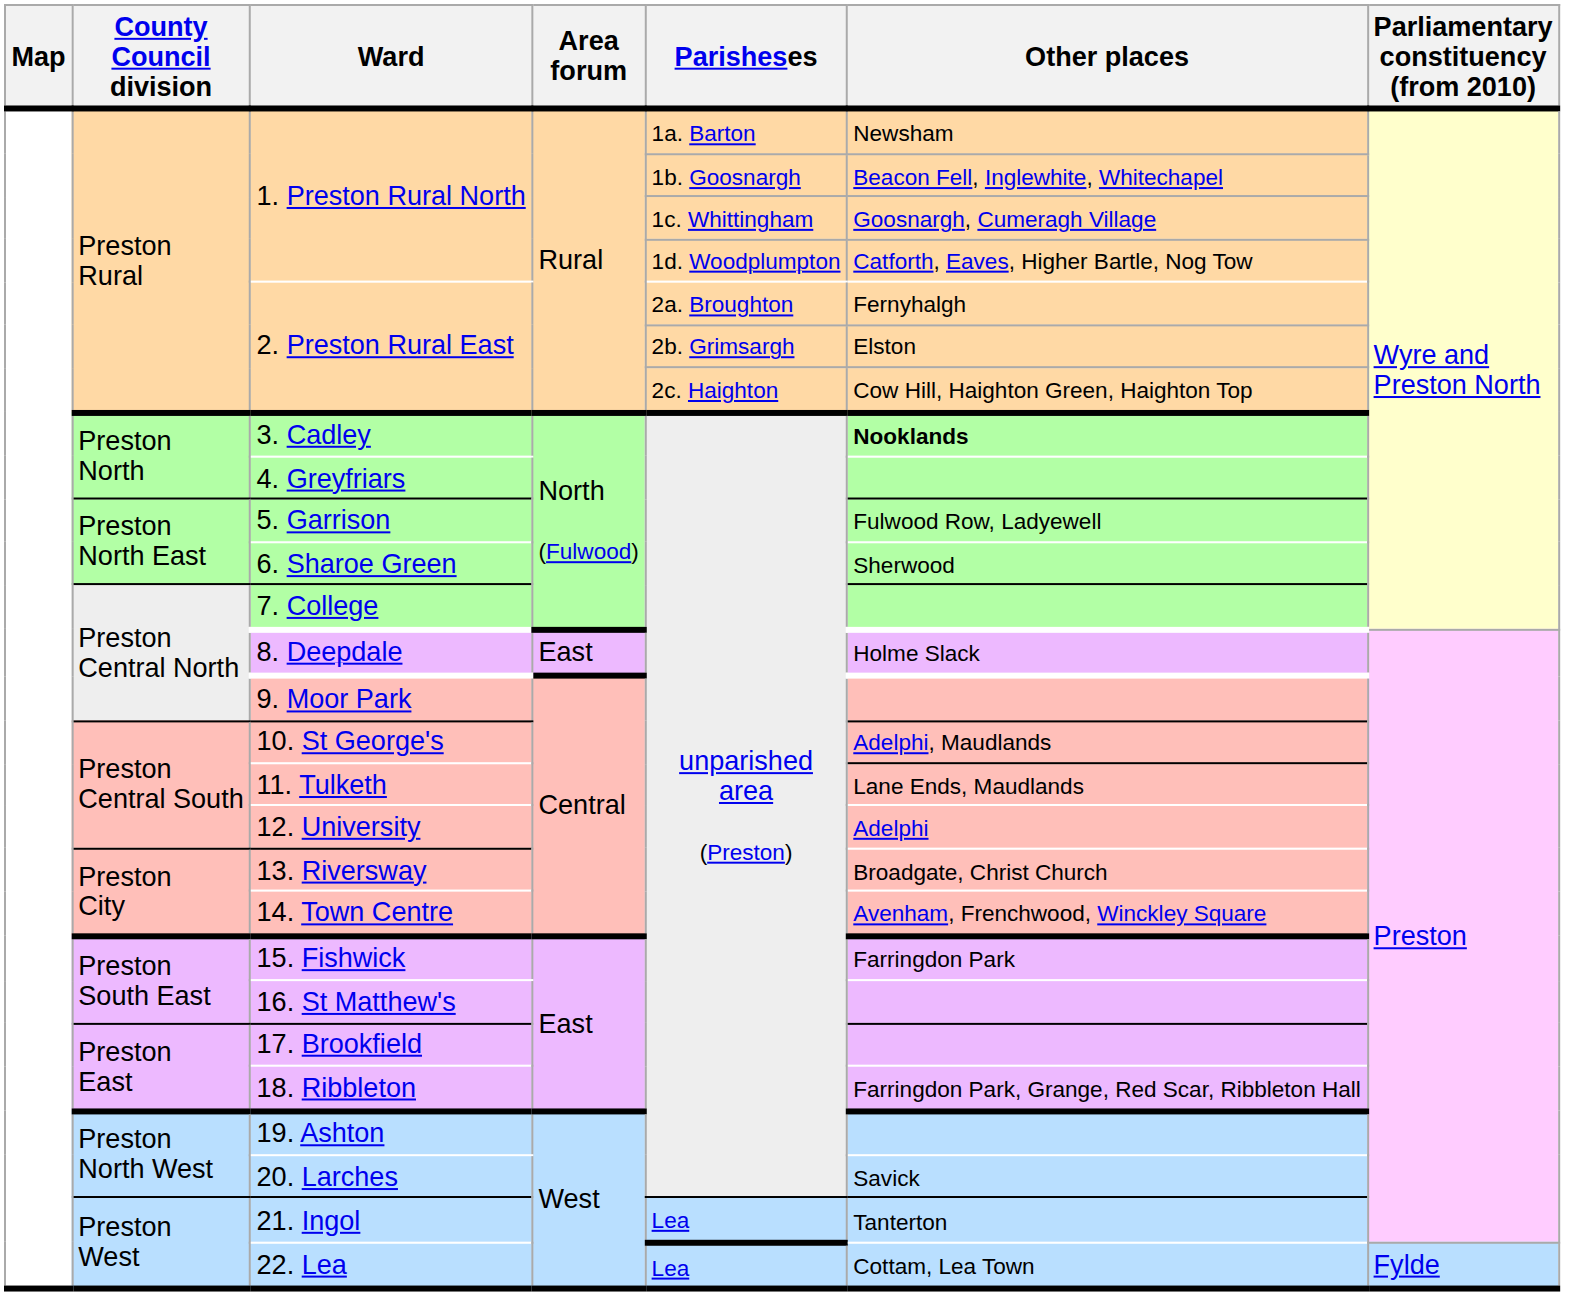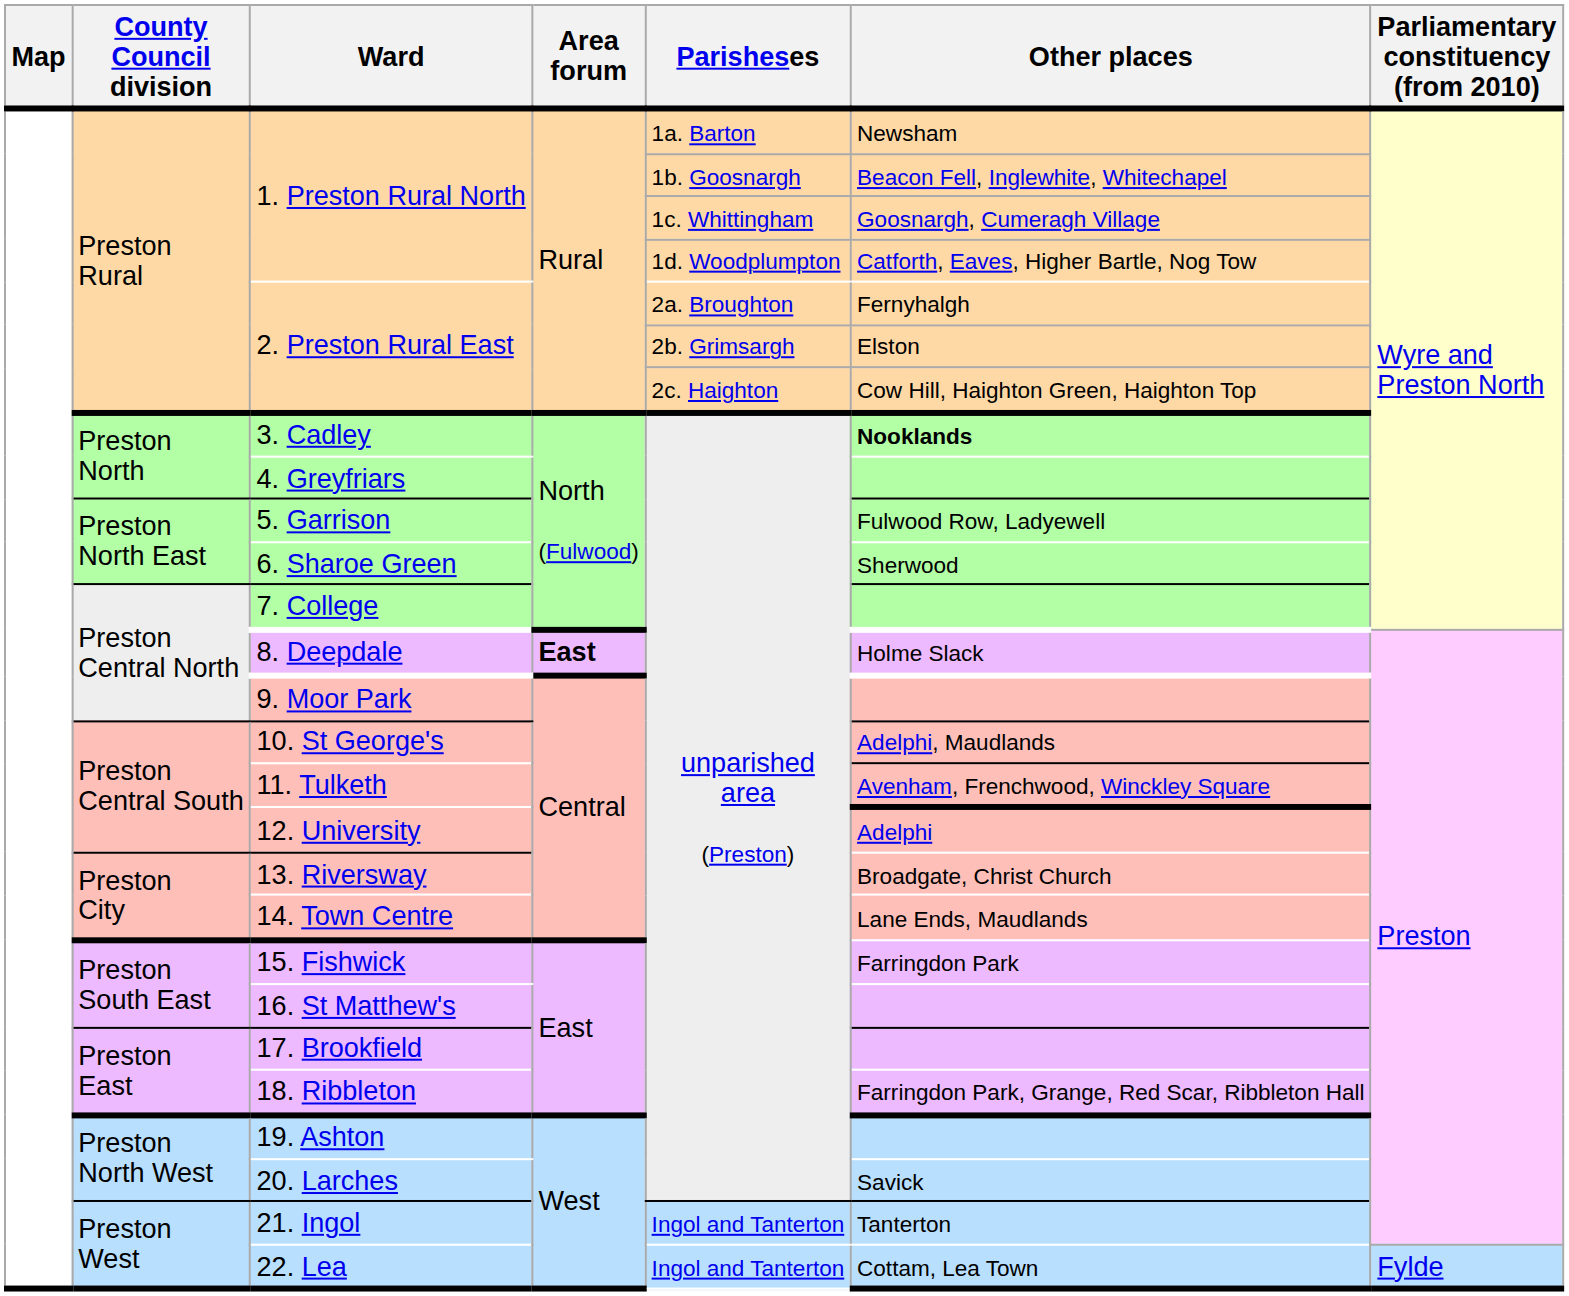(566, 652) normal -> (567, 652) bold
(969, 785) Lane Ends, Maudlands -> (1064, 785) Avenham, Frenchwood, Winckley Square
(1060, 913) Avenham, Frenchwood, Winckley Square -> (972, 918) Lane Ends, Maudlands
(670, 1220) Lea -> (748, 1224) Ingol and Tanterton
(670, 1266) Lea -> (748, 1267) Ingol and Tanterton
